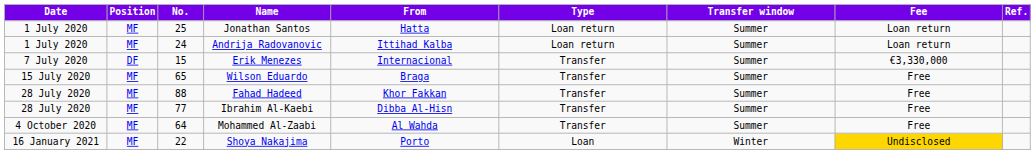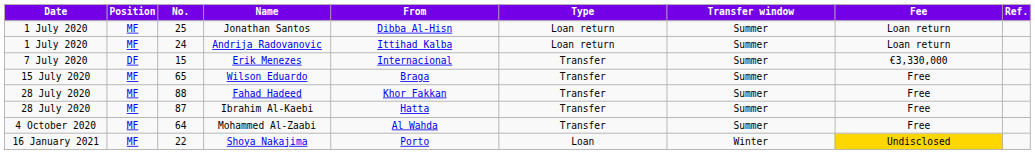(415, 28) Hatta -> (415, 28) Dibba Al-Hisn
(181, 109) 77 -> (181, 109) 87
(415, 109) Dibba Al-Hisn -> (415, 109) Hatta
